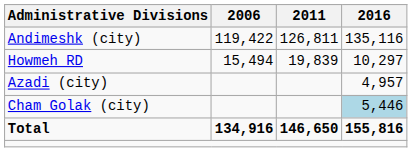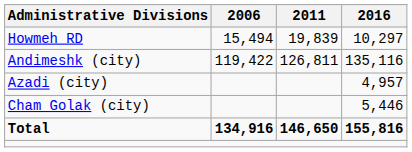rows swapped: (45, 61) <-> (75, 39)
(382, 107) lightblue background -> (382, 107) no background
